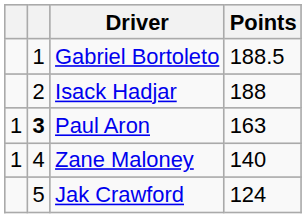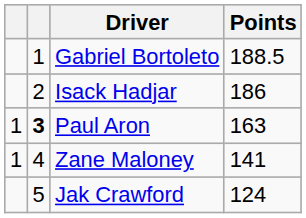(248, 91) 188 -> (248, 91) 186
(248, 160) 140 -> (248, 160) 141
